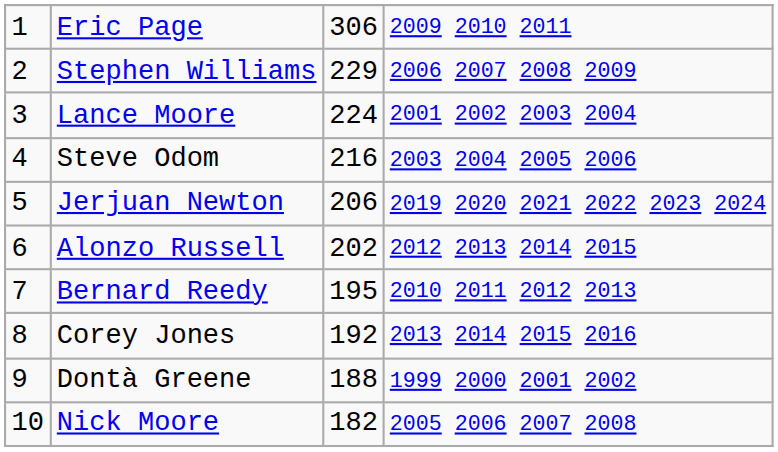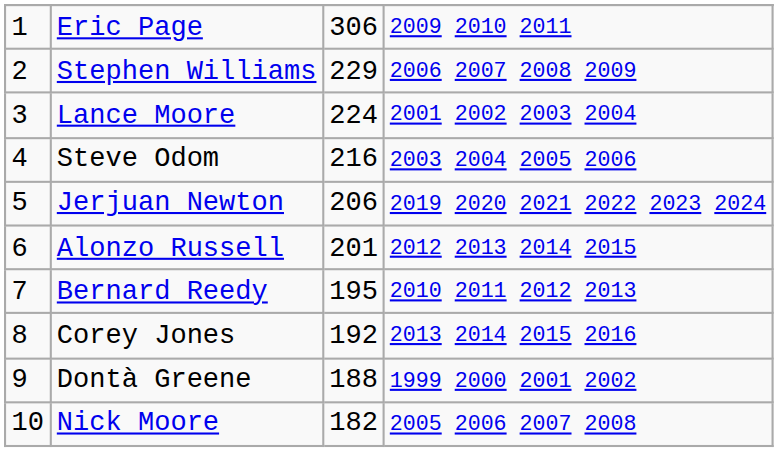(354, 247) 202 -> (354, 247) 201
